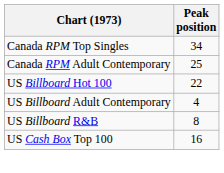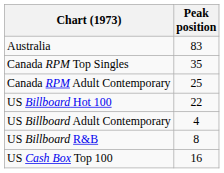+ row: (29, 45)
(196, 45) 34 -> (196, 64) 35
